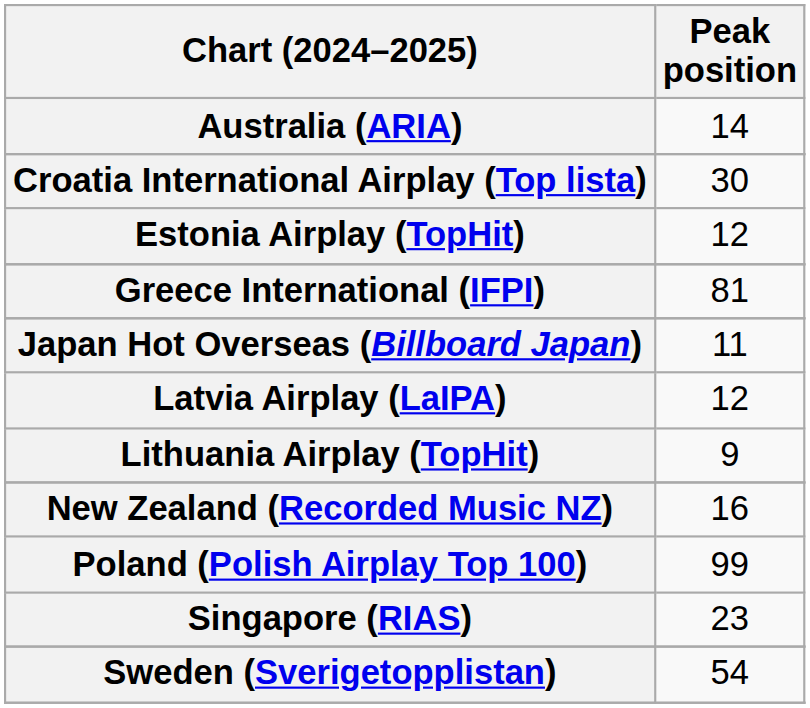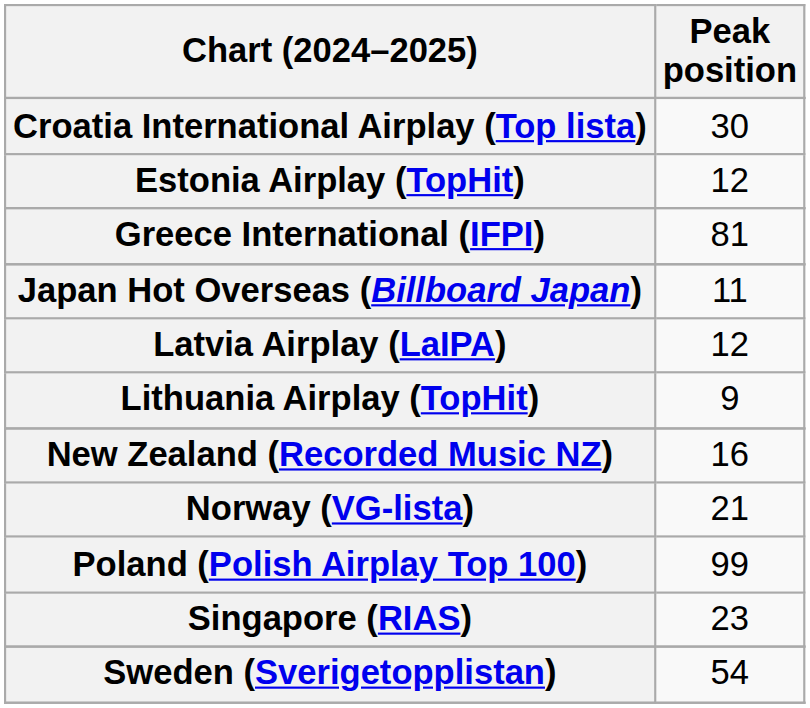- row: (330, 125)
+ row: (330, 509)
